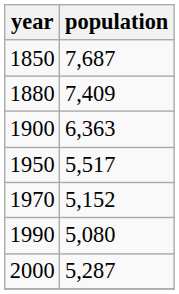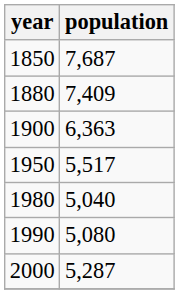- row: (32, 199)
+ row: (32, 199)
